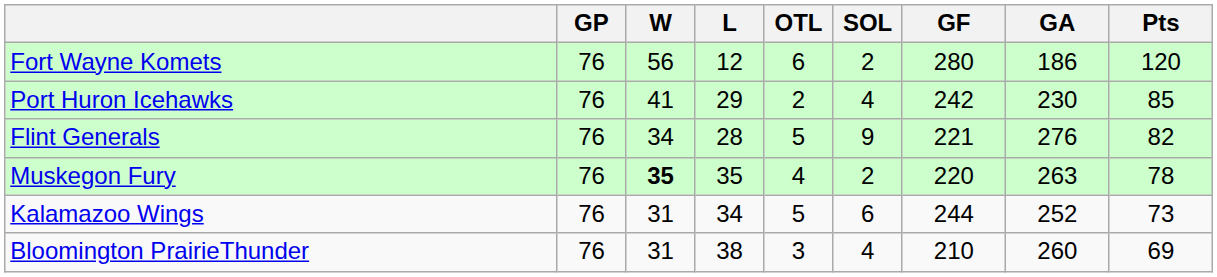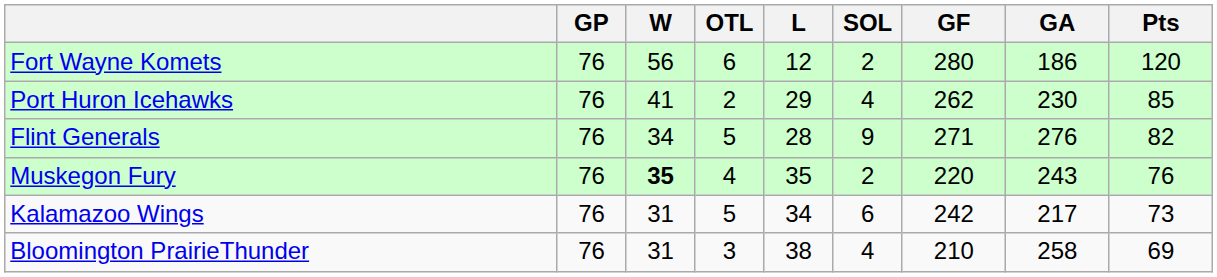columns swapped: (730, 23) <-> (799, 23)
(954, 99) 242 -> (954, 99) 262
(954, 137) 221 -> (954, 137) 271
(1057, 175) 263 -> (1057, 175) 243
(1161, 175) 78 -> (1161, 175) 76
(954, 213) 244 -> (954, 213) 242
(1057, 213) 252 -> (1057, 213) 217
(1057, 251) 260 -> (1057, 251) 258
